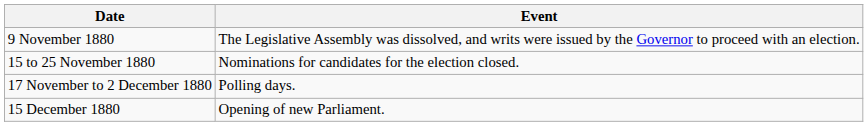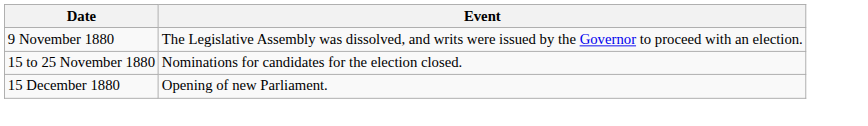- row: (110, 86)
